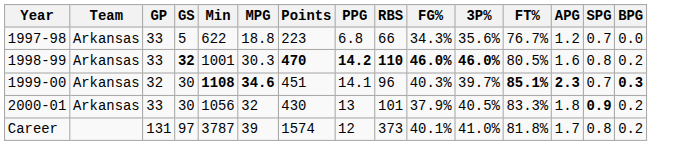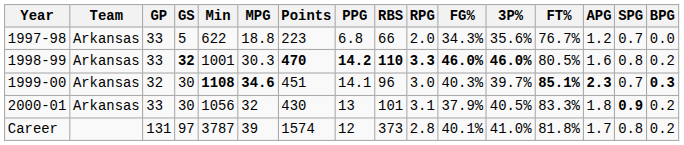+ column: (422, 16)
